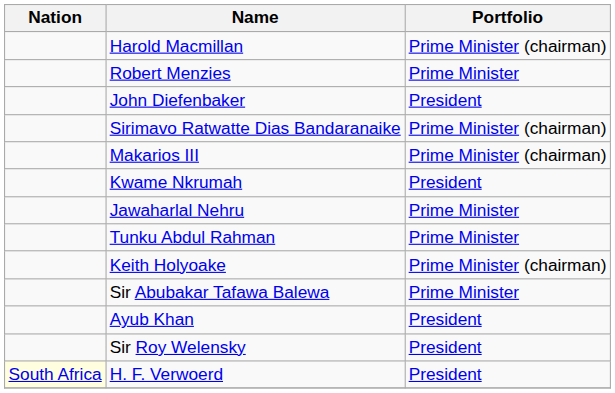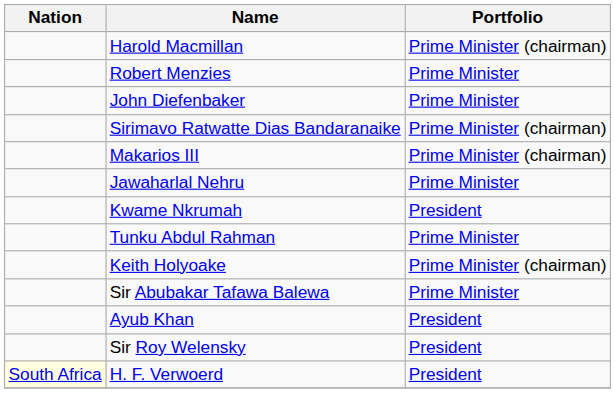(445, 100) President -> (464, 100) Prime Minister
rows swapped: (176, 182) <-> (177, 210)
